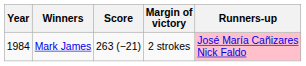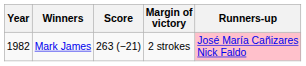(18, 46) 1984 -> (18, 46) 1982
